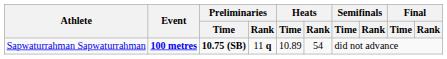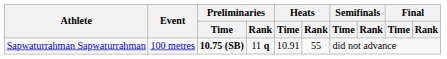(174, 46) bold -> (173, 46) normal
(290, 46) 10.89 -> (288, 46) 10.91
(318, 46) 54 -> (316, 46) 55
